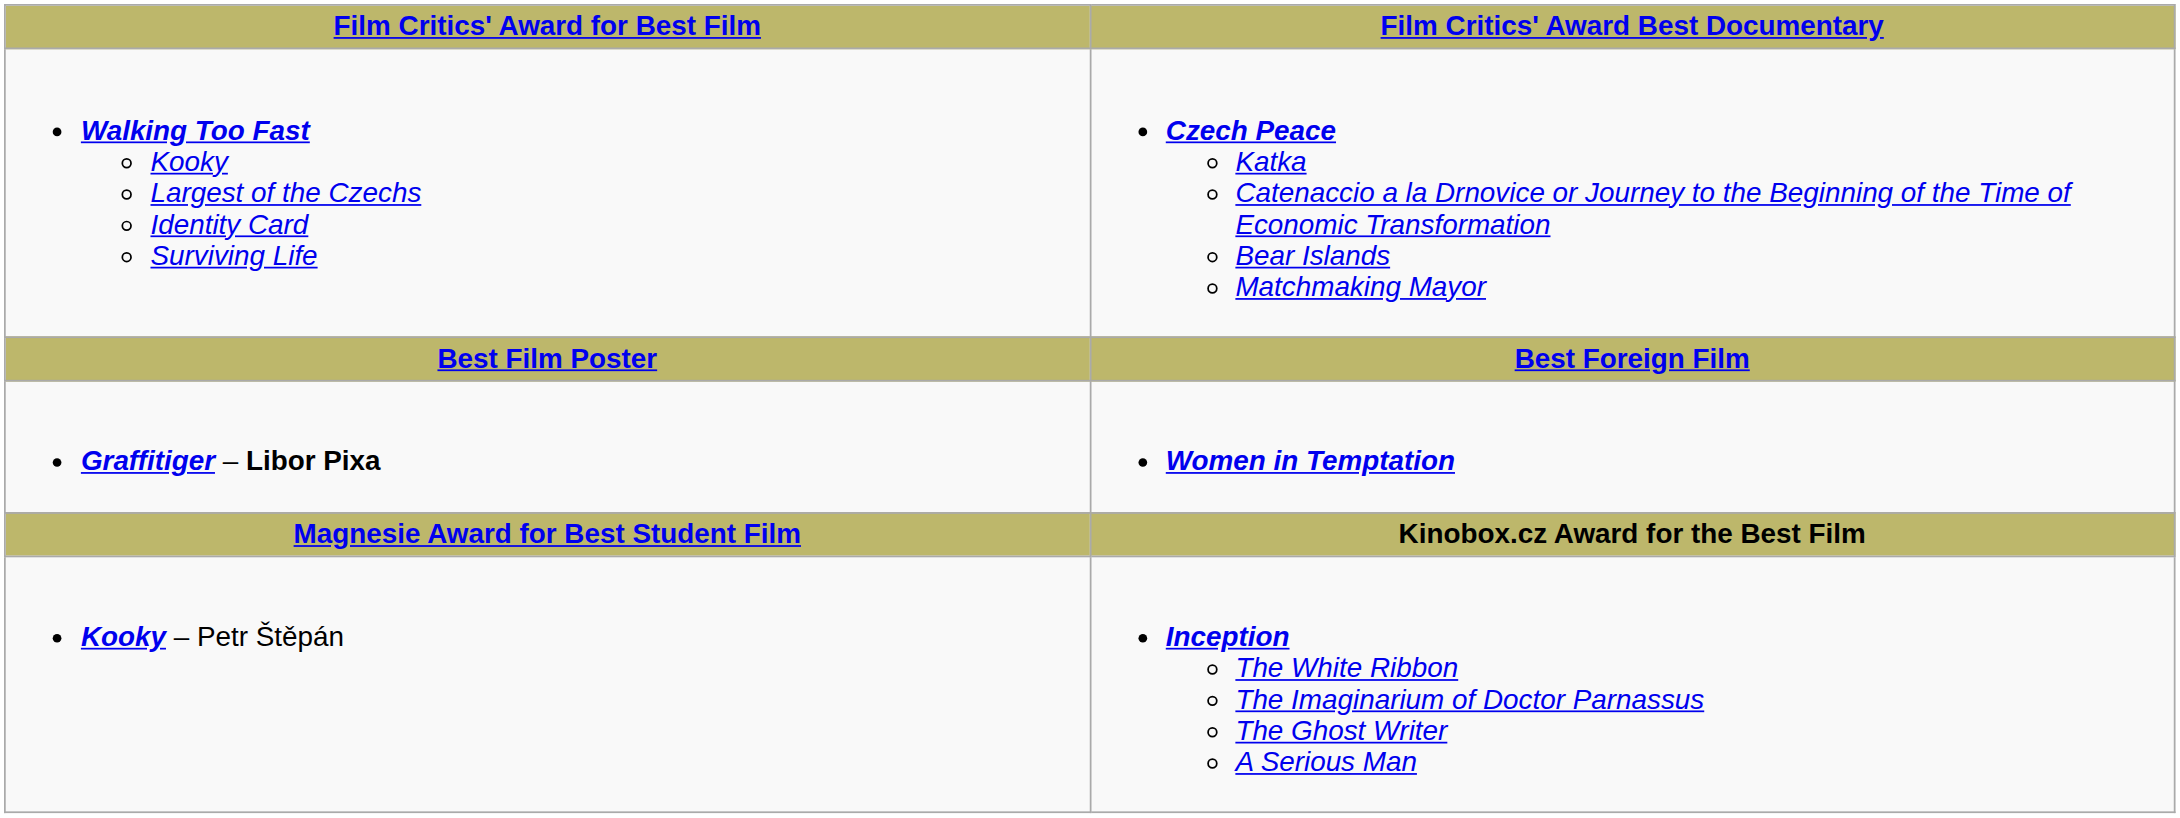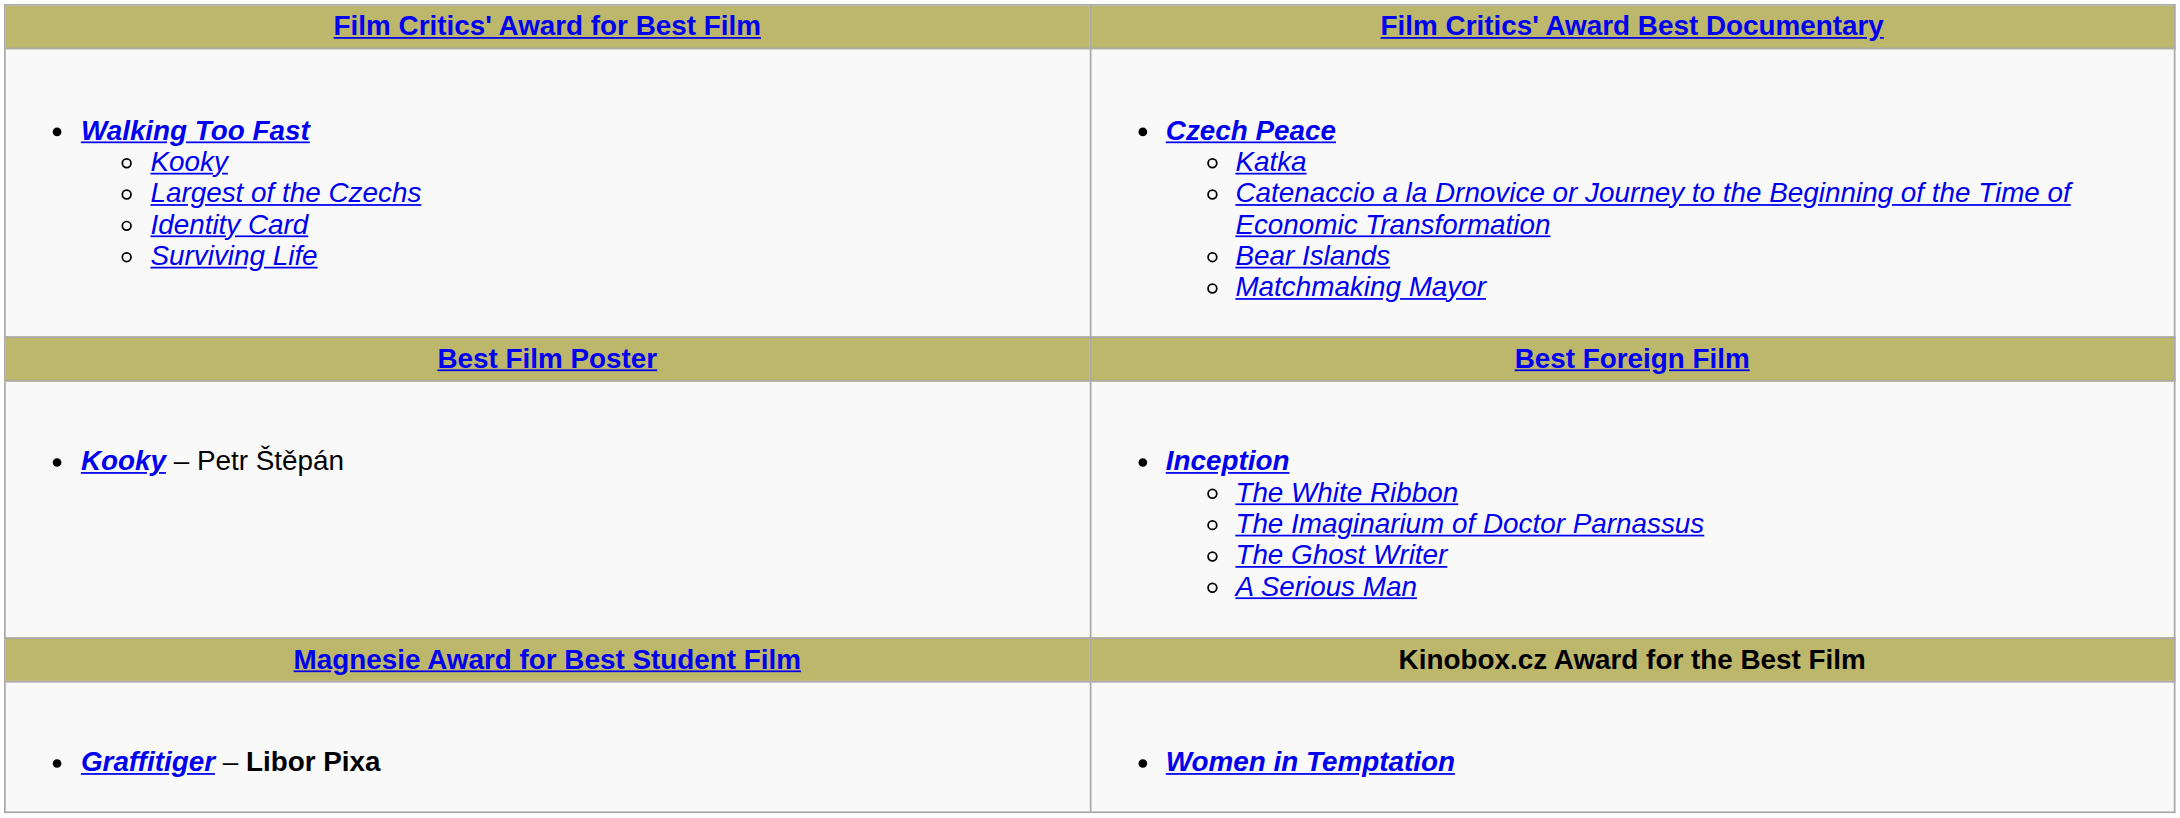rows swapped: (547, 637) <-> (547, 462)
